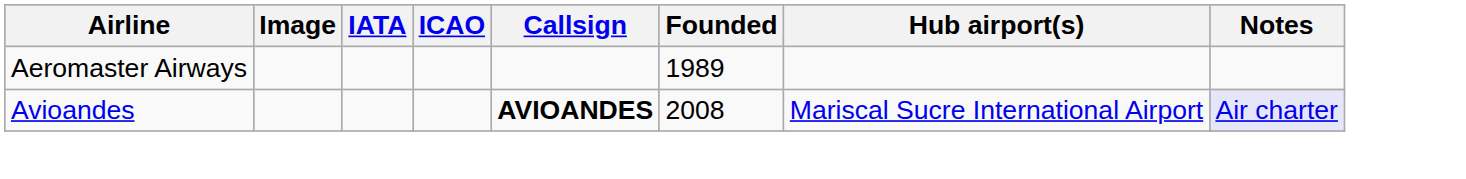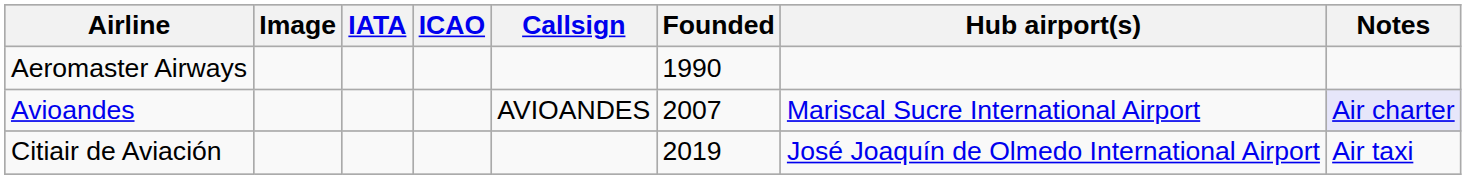(695, 67) 1989 -> (692, 67) 1990
(575, 109) bold -> (574, 109) normal
(695, 109) 2008 -> (692, 109) 2007
+ row: (116, 151)
